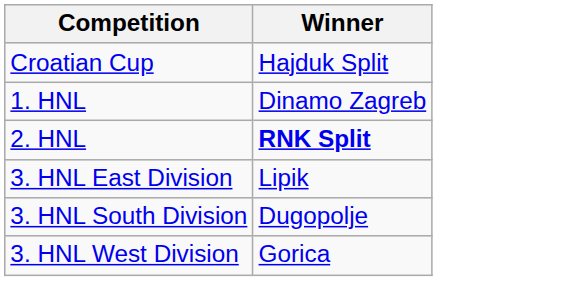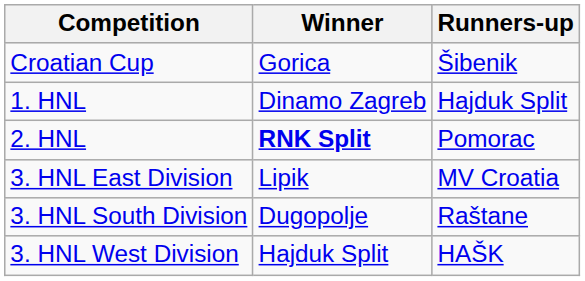+ column: (506, 23)
(323, 62) Hajduk Split -> (294, 62) Gorica
(294, 255) Gorica -> (323, 255) Hajduk Split
